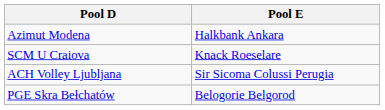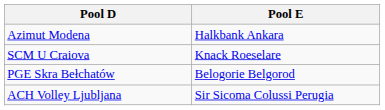rows swapped: (61, 94) <-> (64, 74)
